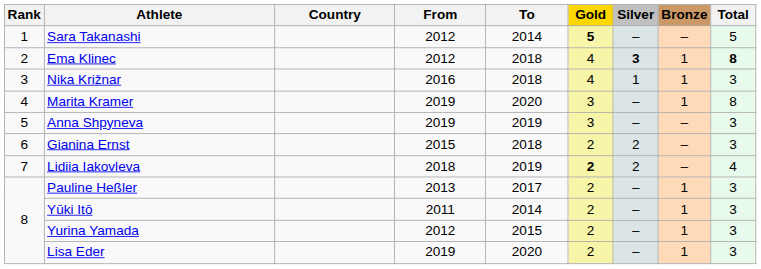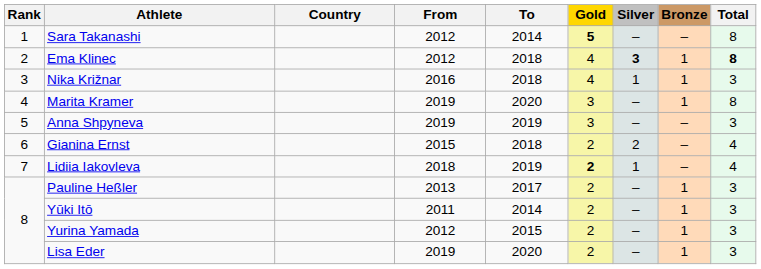(733, 36) 5 -> (733, 36) 8
(733, 144) 3 -> (733, 144) 4
(636, 166) 2 -> (636, 166) 1
